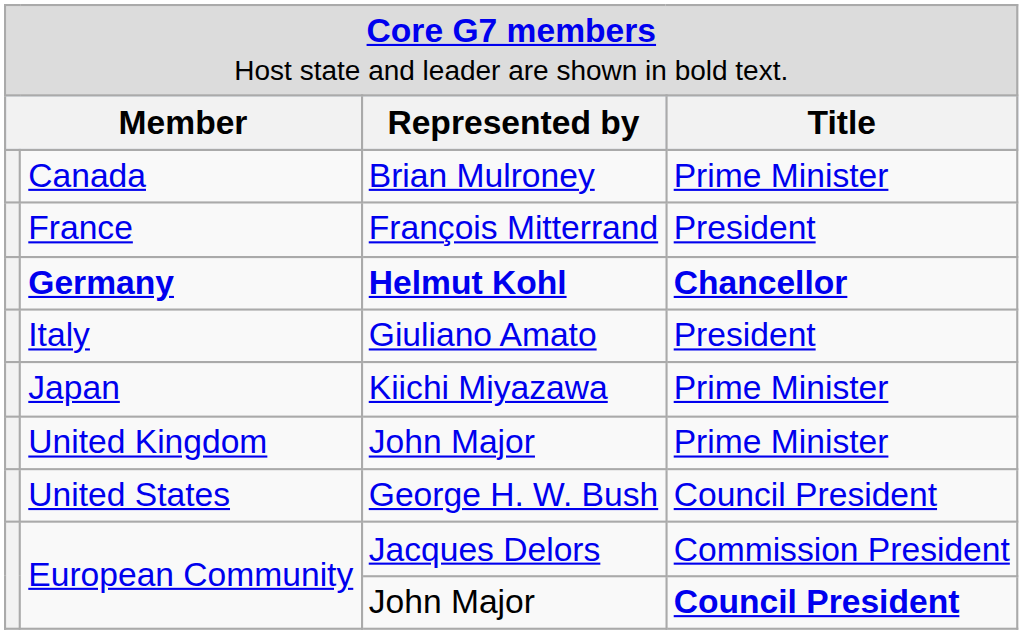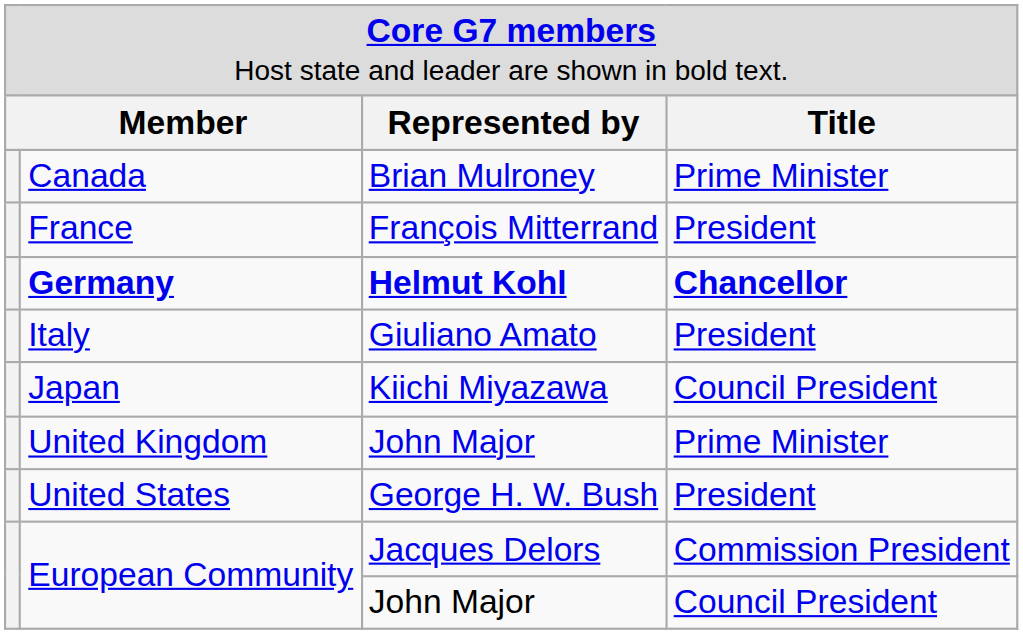(781, 388) Prime Minister -> (805, 388) Council President
(805, 495) Council President -> (745, 495) President
(817, 601) bold -> (805, 601) normal
